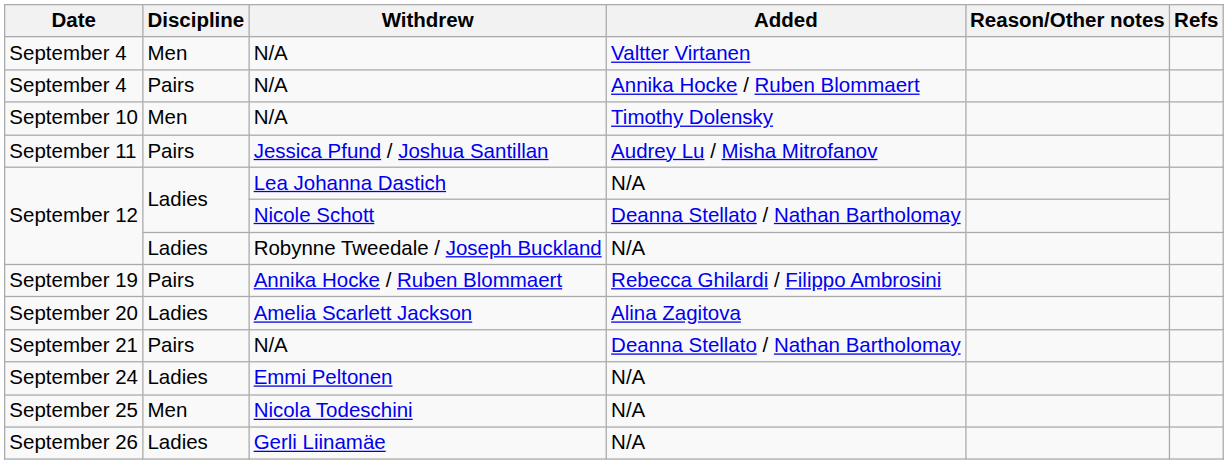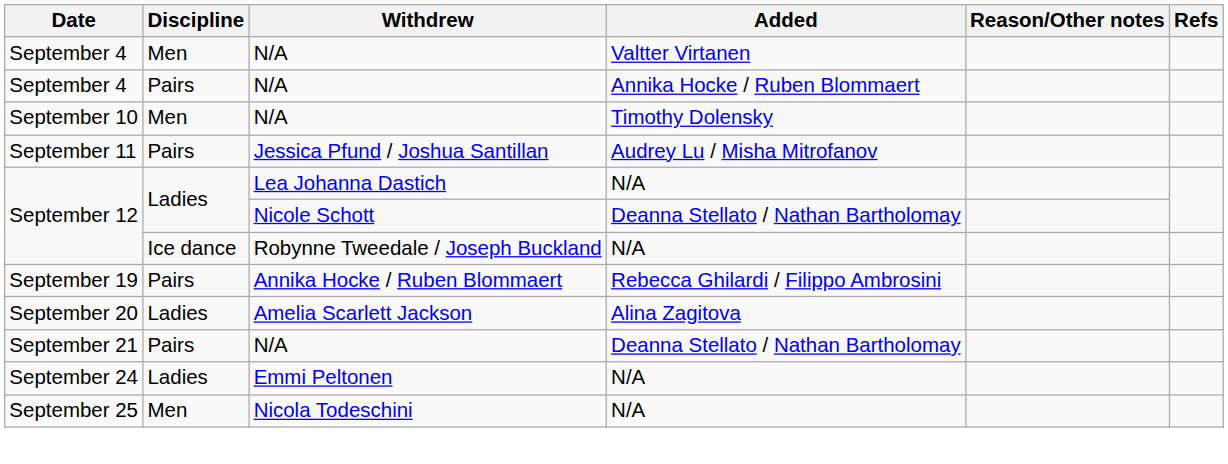(178, 248) Ladies -> (192, 248) Ice dance
- row: (74, 442)
